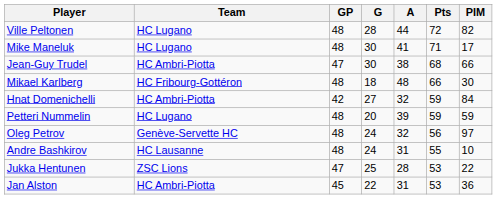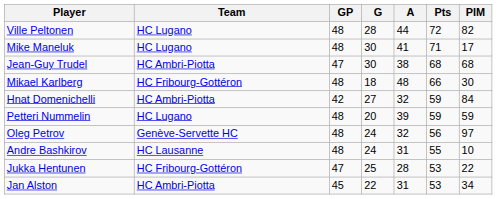(468, 64) 66 -> (468, 64) 68
(162, 168) ZSC Lions -> (189, 168) HC Fribourg-Gottéron
(468, 185) 36 -> (468, 185) 34
